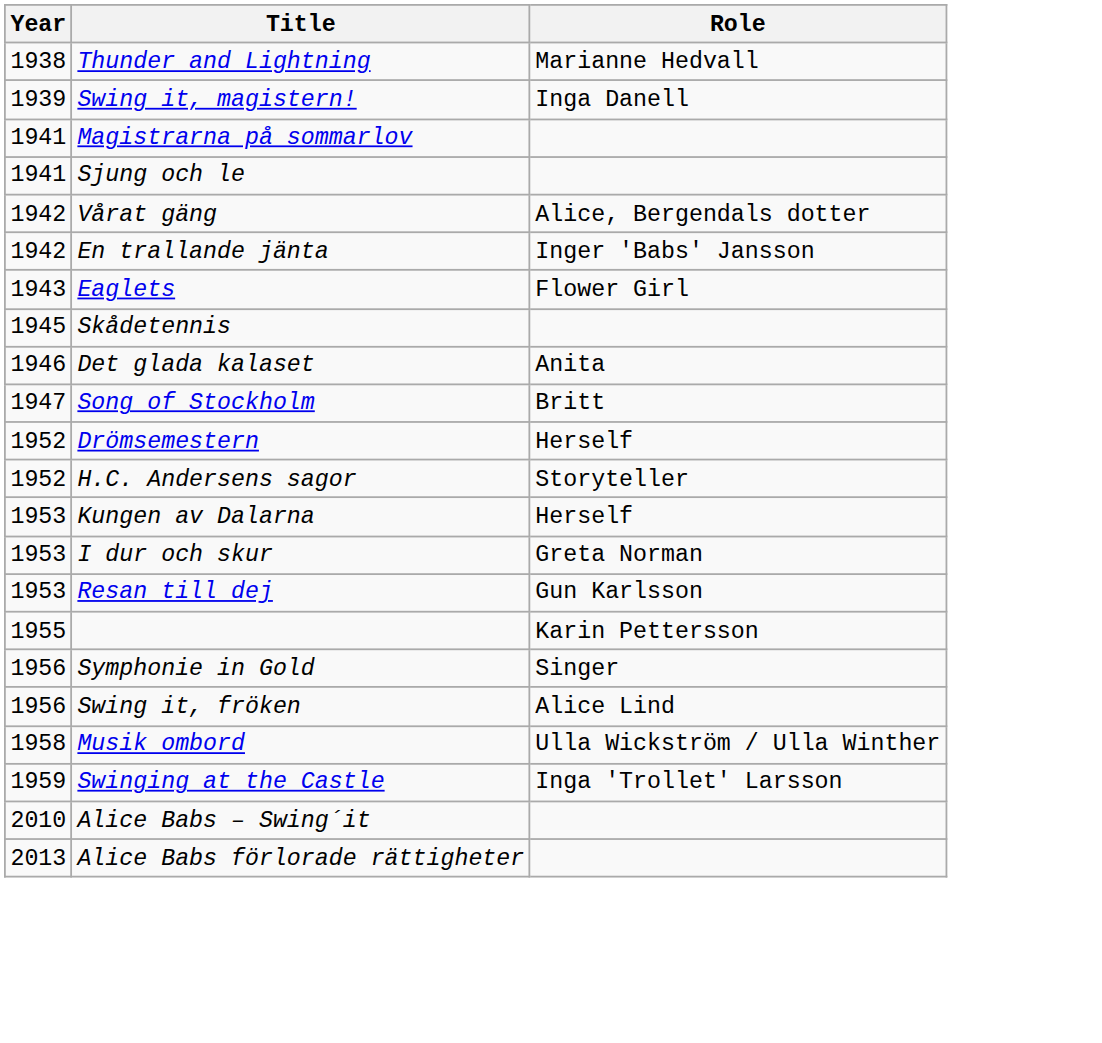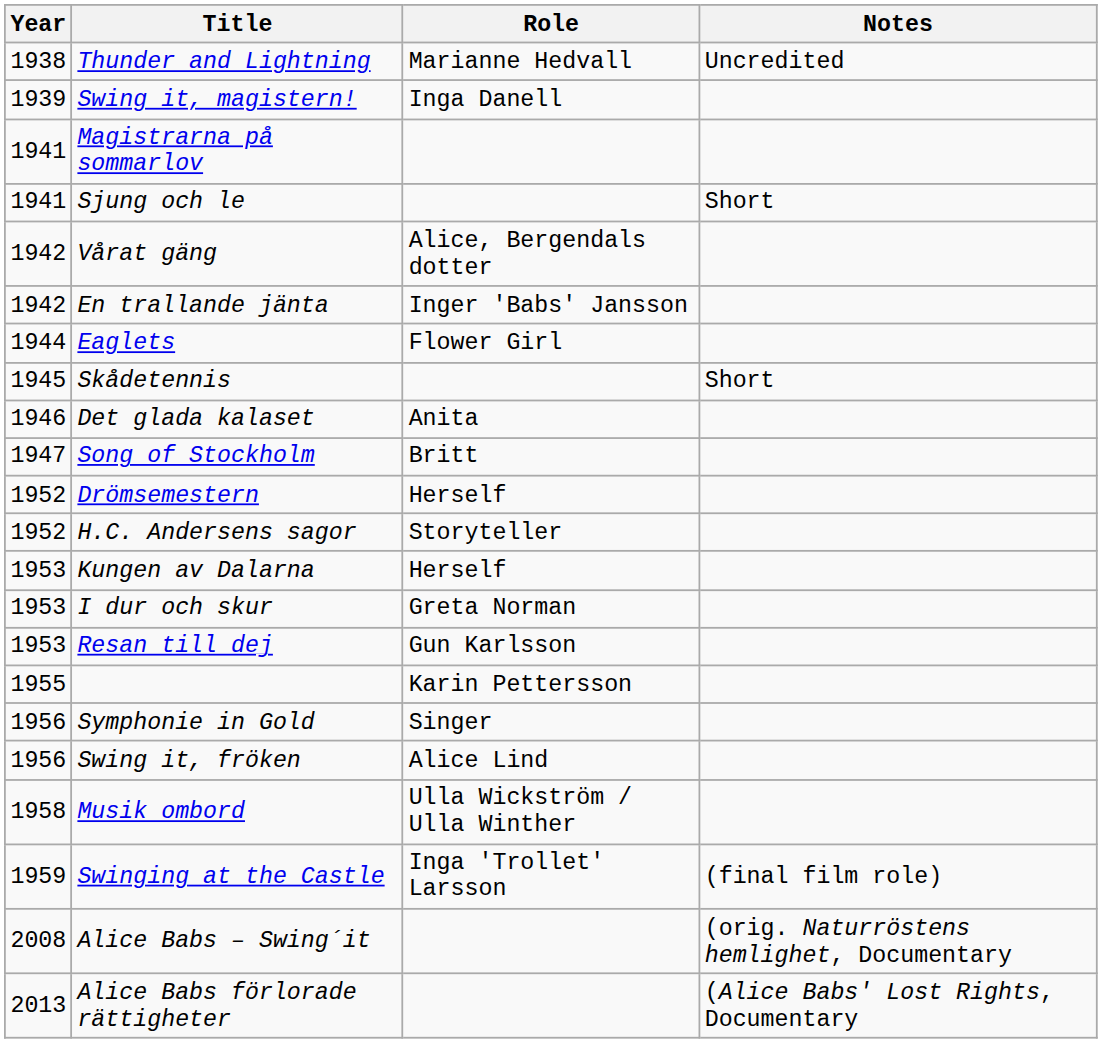+ column: (898, 24)
(38, 289) 1943 -> (38, 343) 1944
(38, 820) 2010 -> (38, 941) 2008
